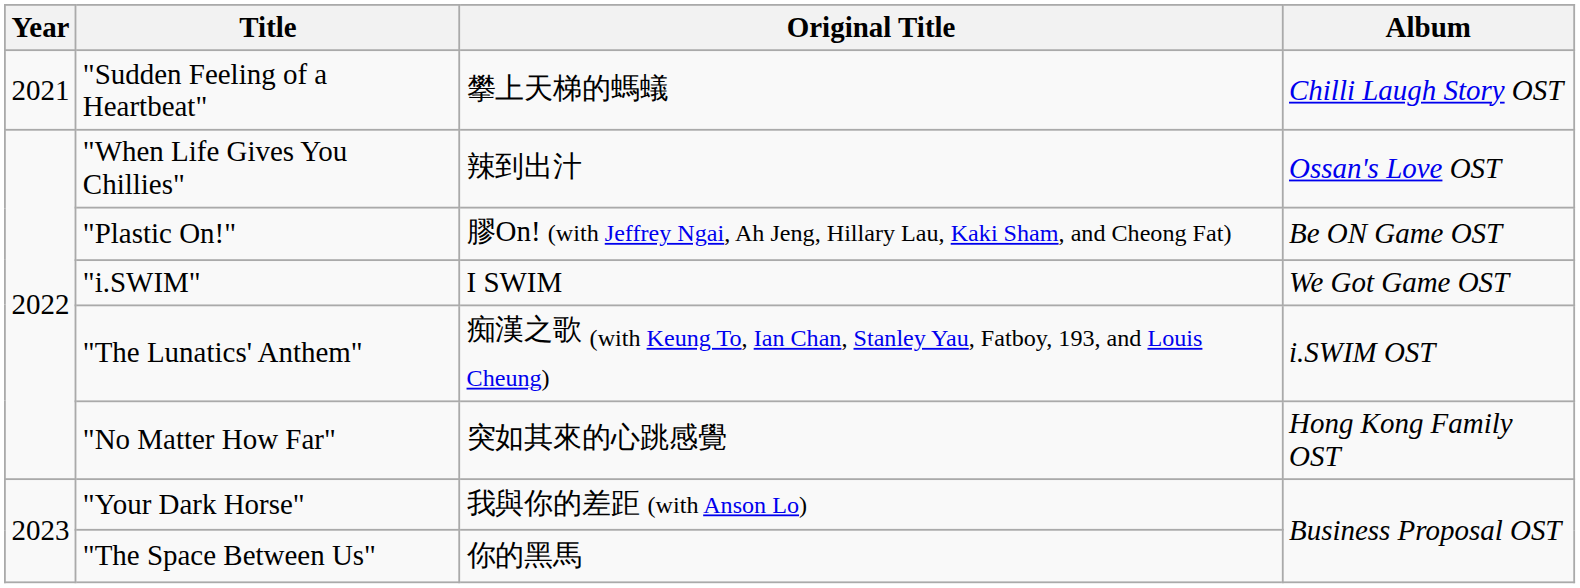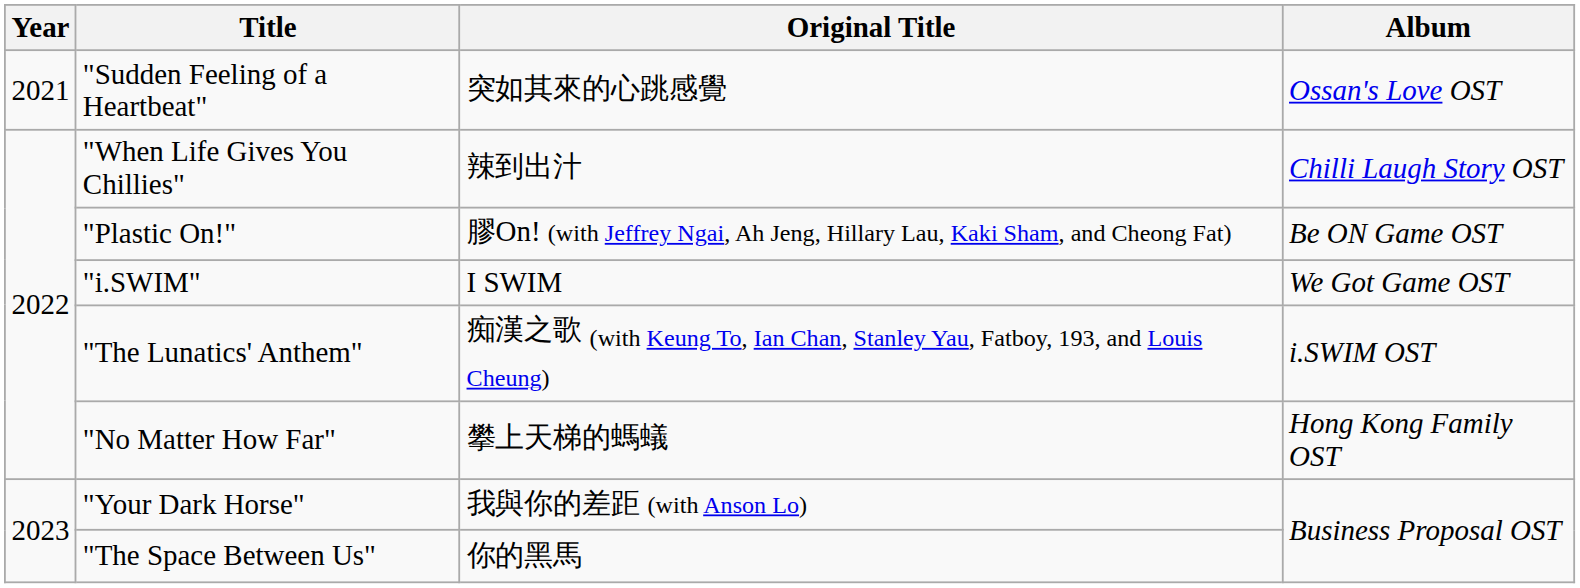(568, 88) 攀上天梯的螞蟻 -> (597, 88) 突如其來的心跳感覺
(1426, 89) Chilli Laugh Story OST -> (1395, 89) Ossan's Love OST
(1395, 168) Ossan's Love OST -> (1426, 168) Chilli Laugh Story OST
(597, 438) 突如其來的心跳感覺 -> (568, 438) 攀上天梯的螞蟻
